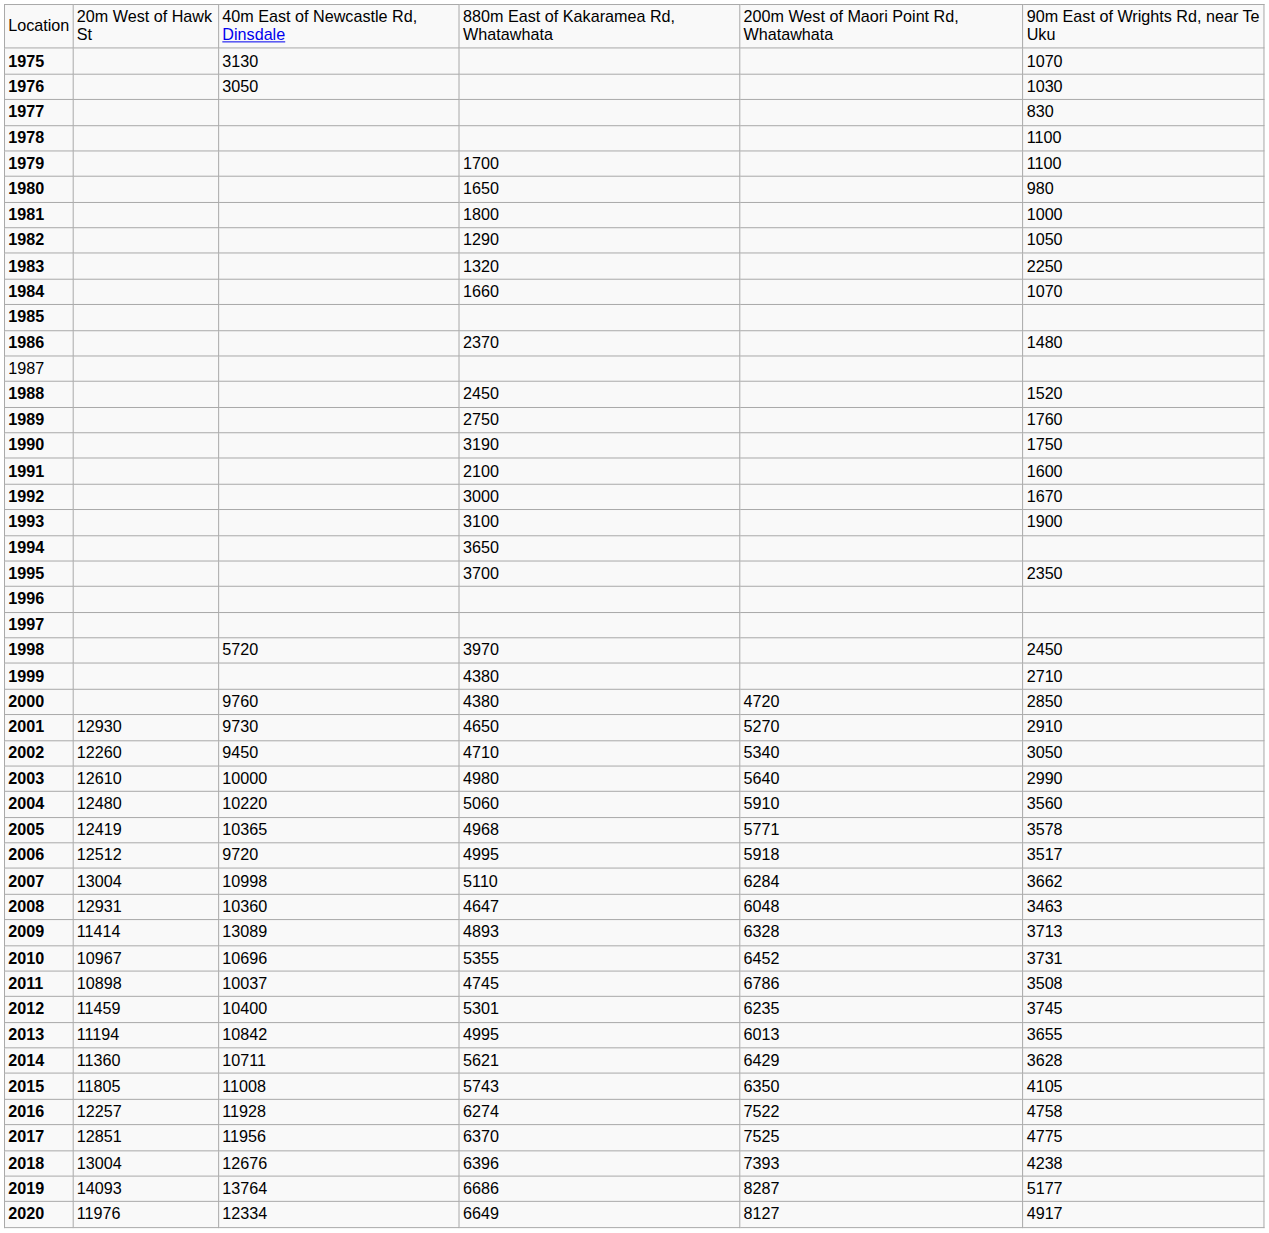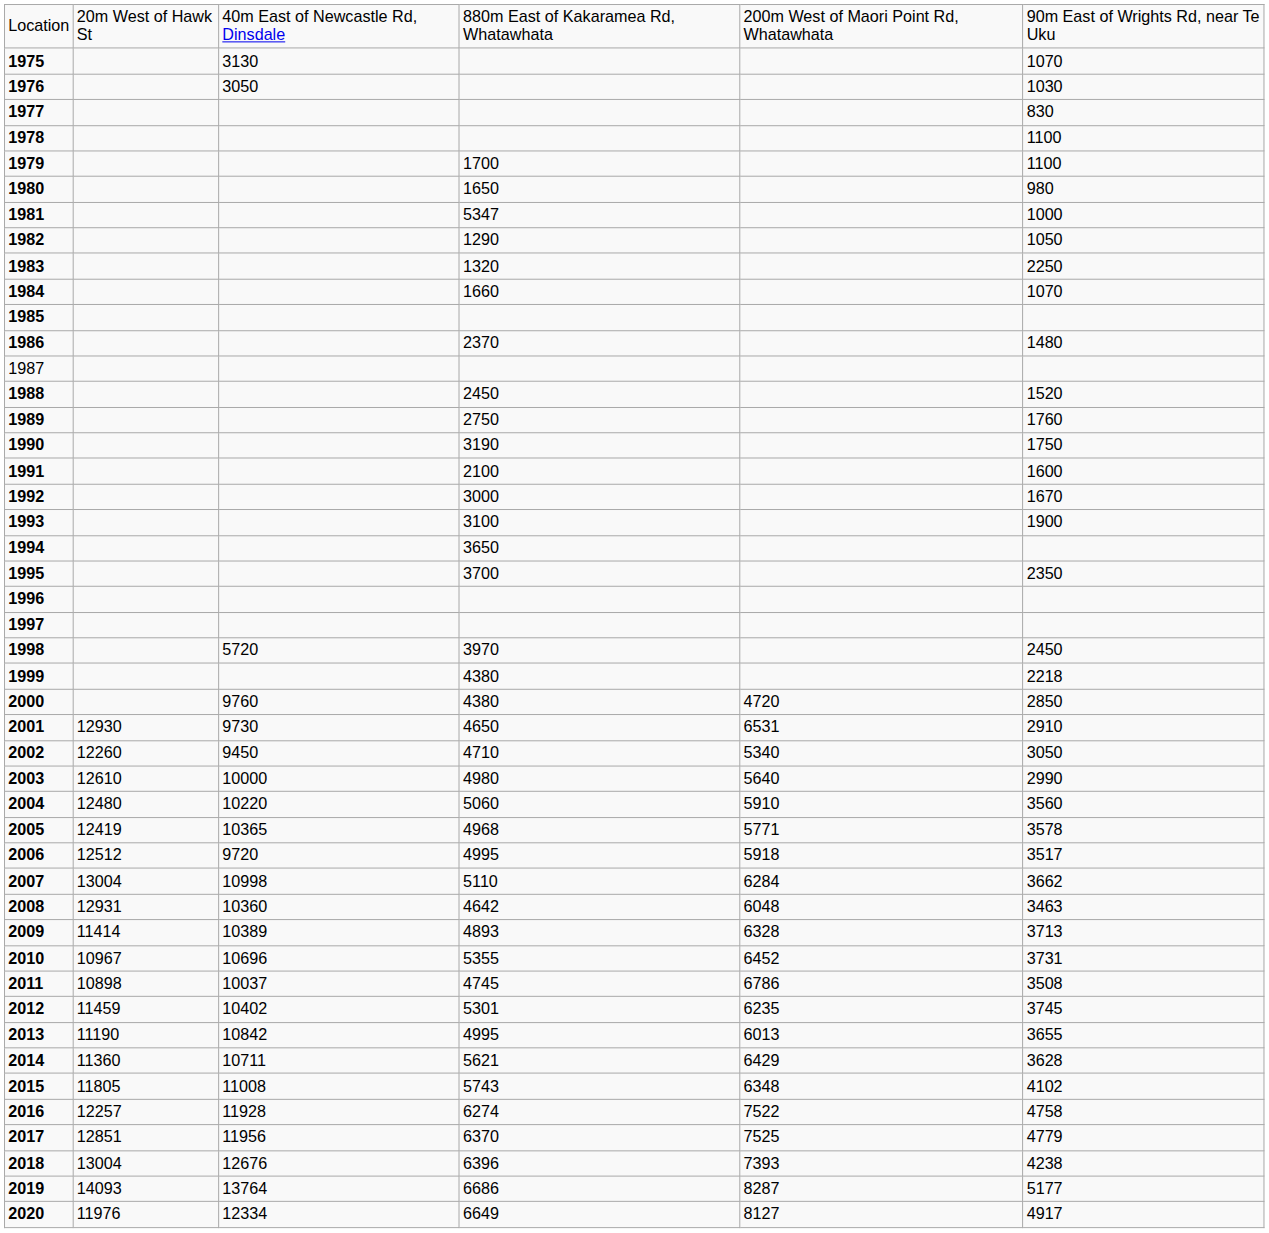(481, 214) 1800 -> (481, 214) 5347
(1045, 676) 2710 -> (1045, 676) 2218
(761, 727) 5270 -> (761, 727) 6531
(481, 906) 4647 -> (481, 906) 4642
(245, 932) 13089 -> (245, 932) 10389
(245, 1009) 10400 -> (245, 1009) 10402
(98, 1035) 11194 -> (98, 1035) 11190
(761, 1086) 6350 -> (761, 1086) 6348
(1045, 1086) 4105 -> (1045, 1086) 4102
(1045, 1137) 4775 -> (1045, 1137) 4779
